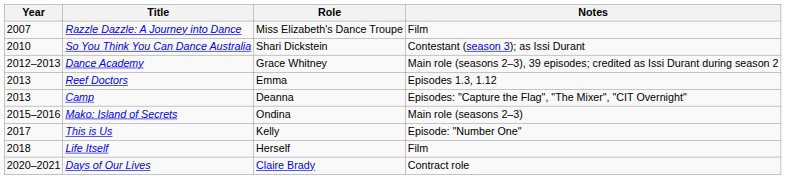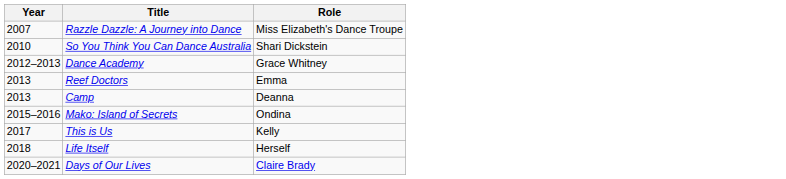- column: (593, 13)
